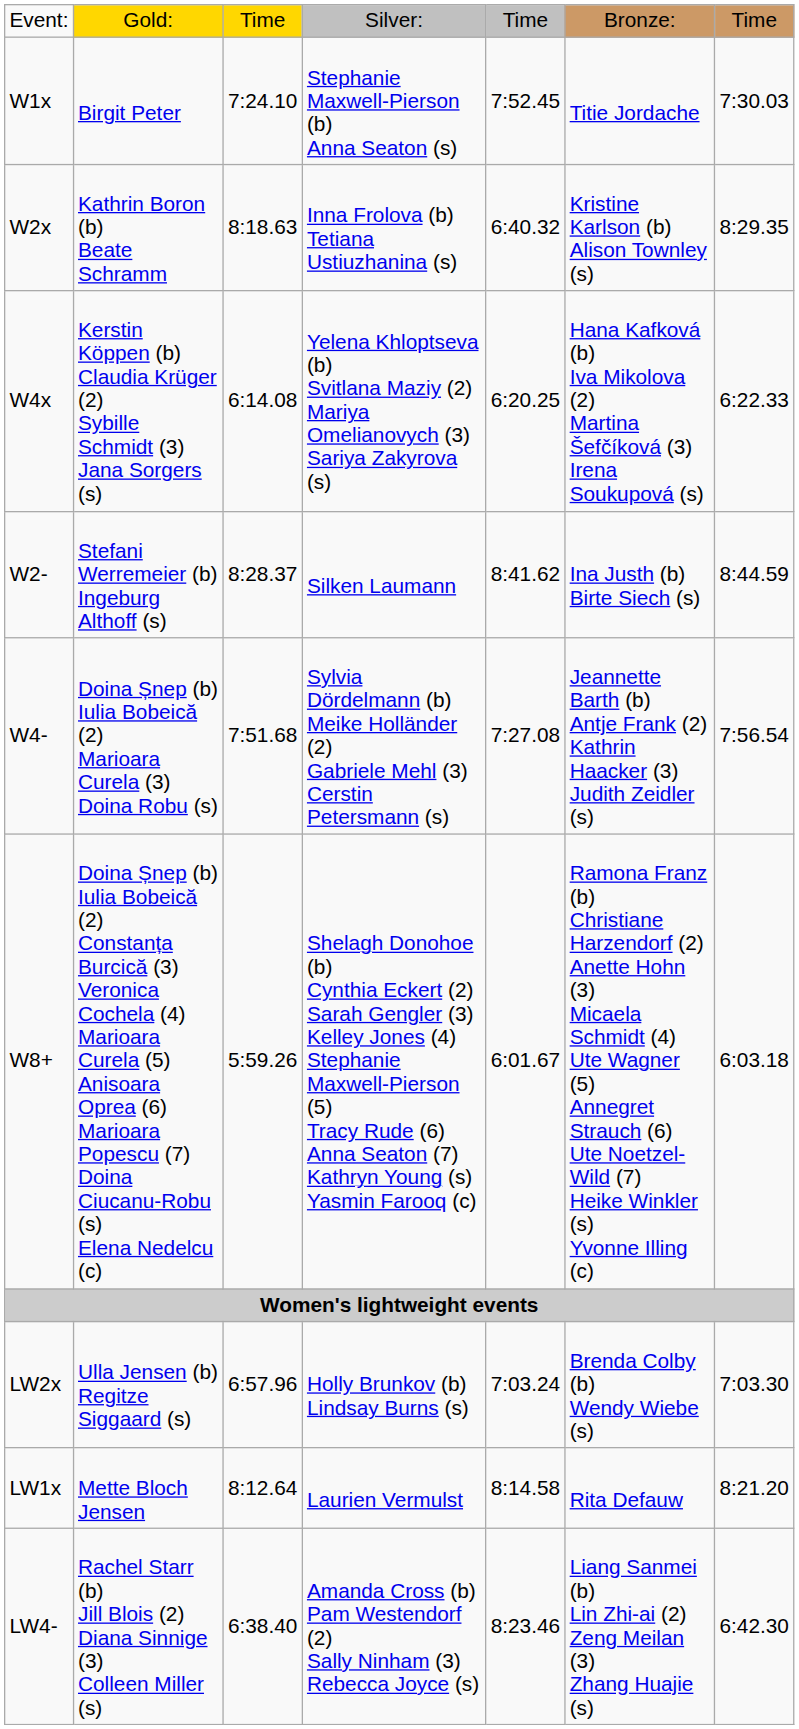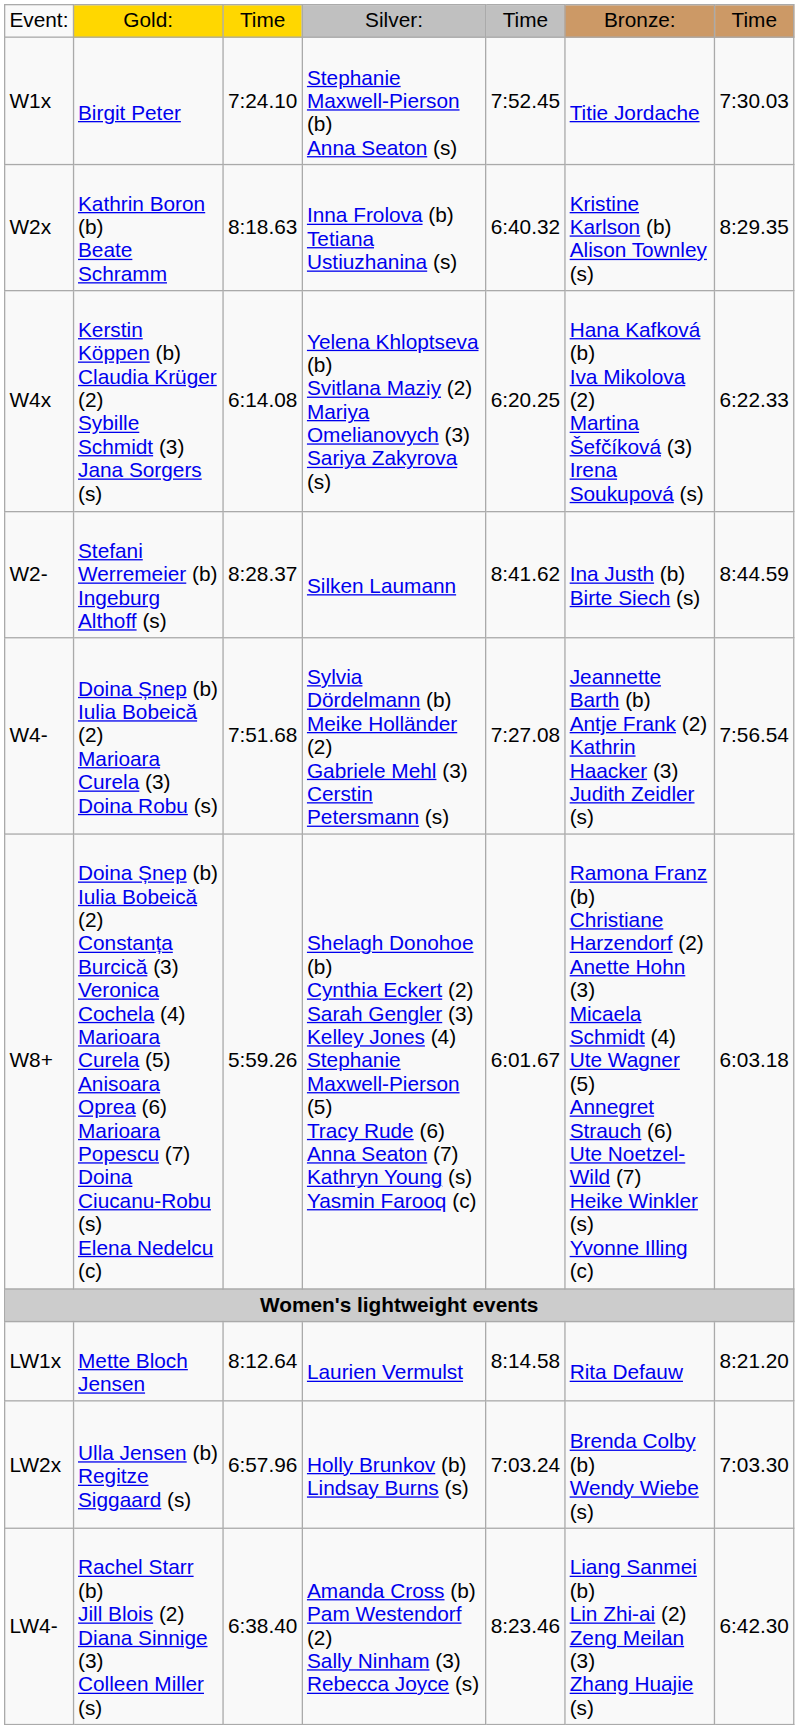rows swapped: (35, 1487) <-> (35, 1384)
